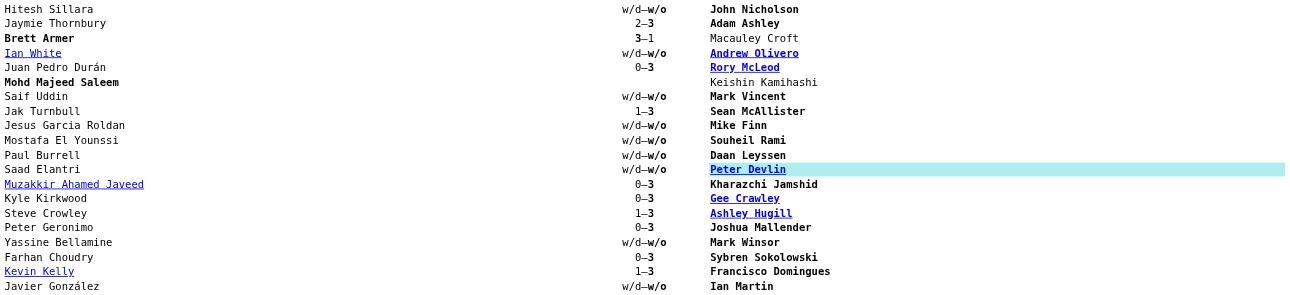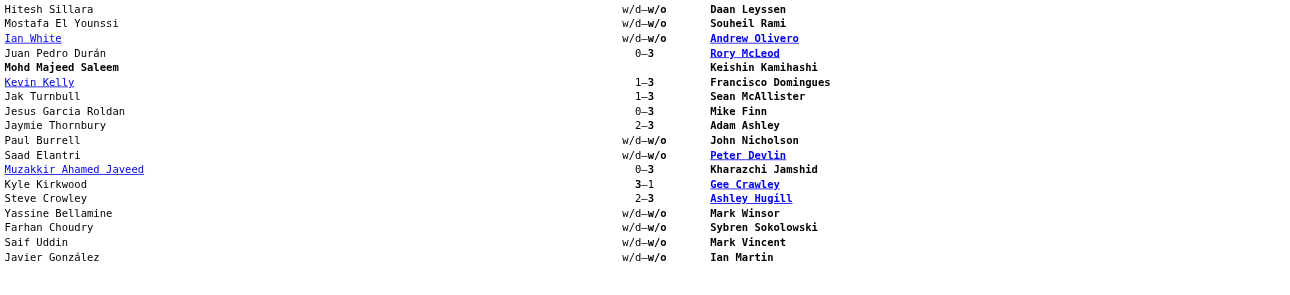(755, 9) John Nicholson -> (748, 9) Daan Leyssen
rows swapped: (55, 24) <-> (62, 140)
- row: (39, 38)
(764, 82) normal -> (764, 67) bold
rows swapped: (39, 272) <-> (36, 97)
(645, 126) w/d–w/o -> (645, 111) 0–3
(748, 155) Daan Leyssen -> (755, 140) John Nicholson
(748, 170) paleturquoise background -> (748, 155) no background
(645, 199) 0–3 -> (645, 184) 3–1
(645, 213) 1–3 -> (645, 199) 2–3
- row: (49, 228)
(645, 257) 0–3 -> (645, 228) w/d–w/o
